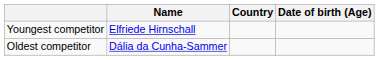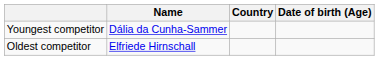(152, 30) Elfriede Hirnschall -> (168, 30) Dália da Cunha-Sammer
(168, 47) Dália da Cunha-Sammer -> (152, 47) Elfriede Hirnschall
